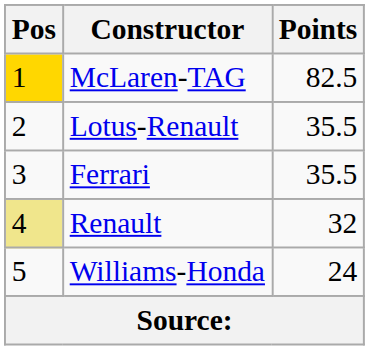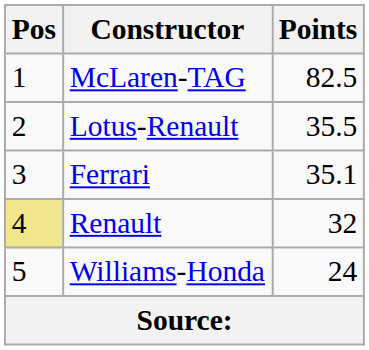(19, 77) gold background -> (19, 77) no background
(331, 174) 35.5 -> (331, 174) 35.1
